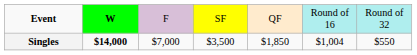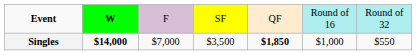(275, 41) normal -> (275, 41) bold
(330, 41) $1,004 -> (330, 41) $1,000
